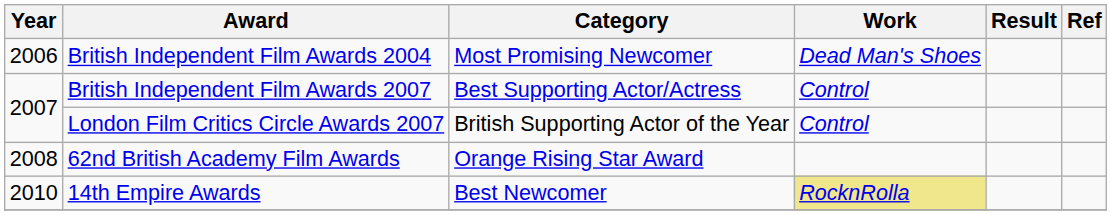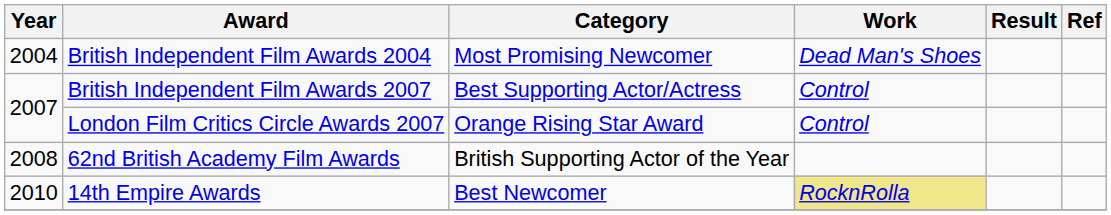(34, 55) 2006 -> (34, 55) 2004
(622, 124) British Supporting Actor of the Year -> (579, 124) Orange Rising Star Award
(579, 158) Orange Rising Star Award -> (622, 158) British Supporting Actor of the Year
